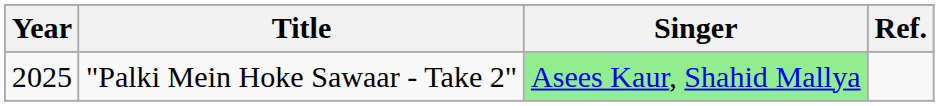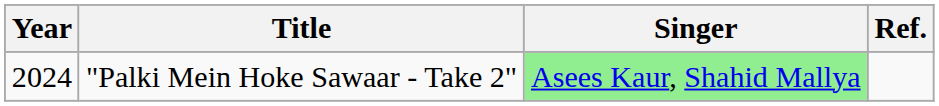(42, 76) 2025 -> (42, 76) 2024
